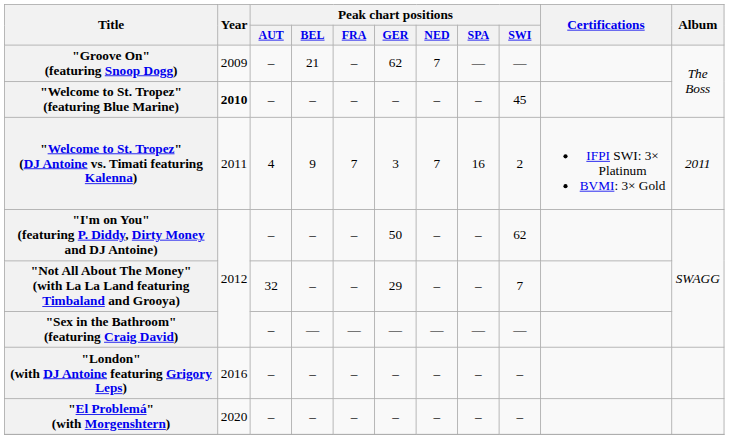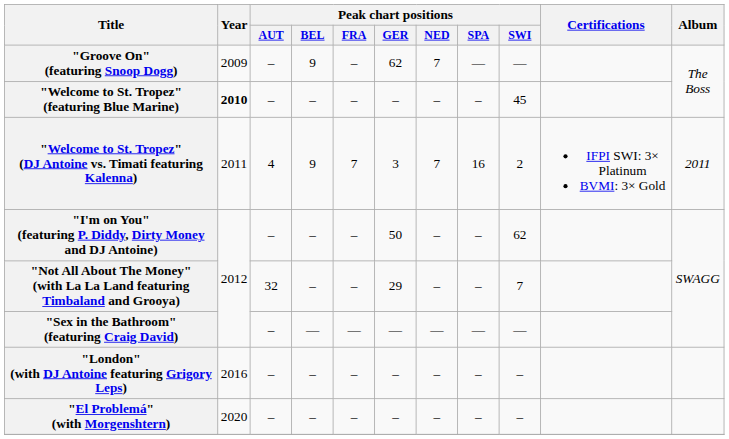(313, 63) 21 -> (313, 63) 9
